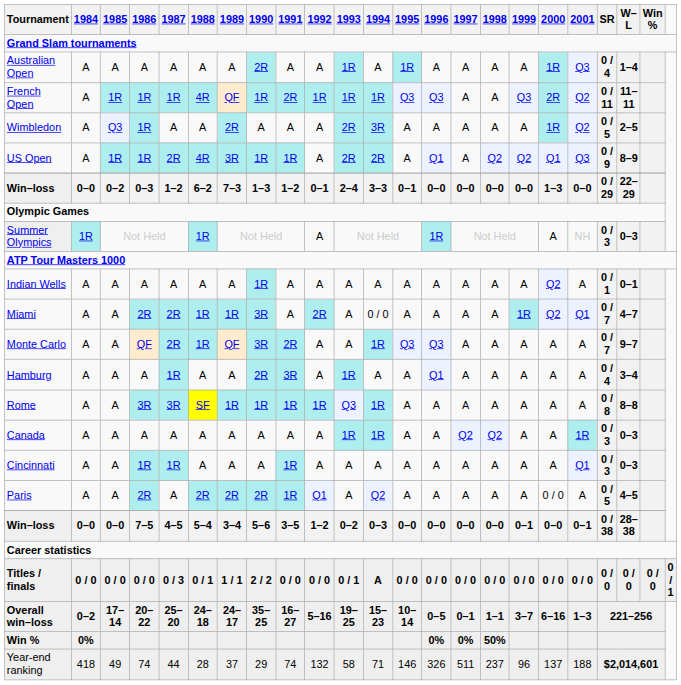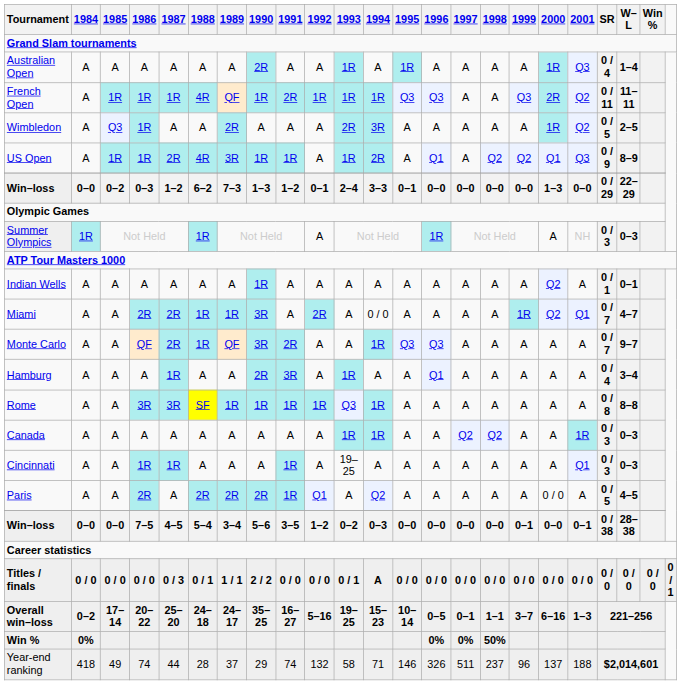(349, 157) 2R -> (349, 157) 1R
(349, 465) A -> (349, 465) 19–25
